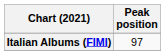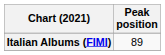(137, 42) 97 -> (137, 42) 89
